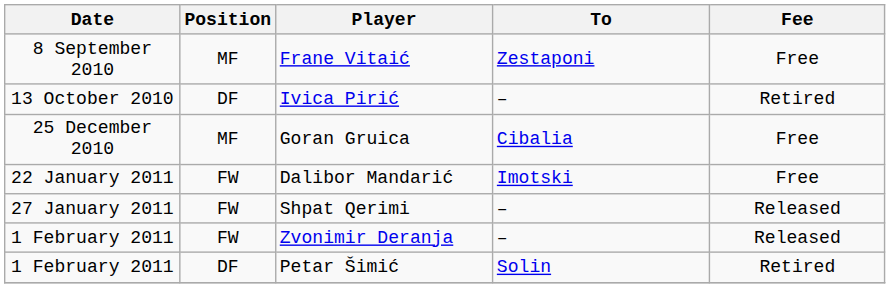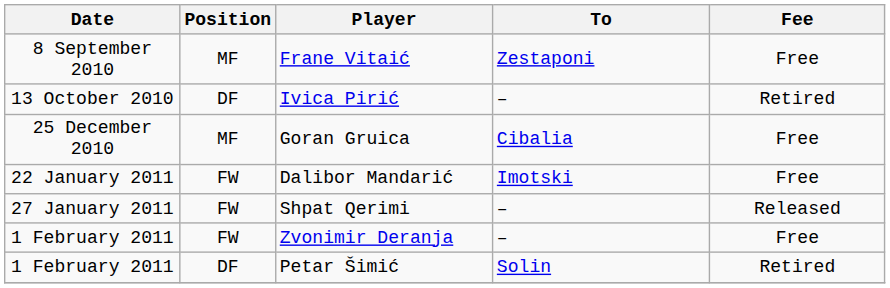(797, 238) Released -> (797, 238) Free
